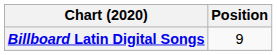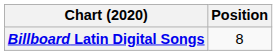(240, 38) 9 -> (240, 38) 8
